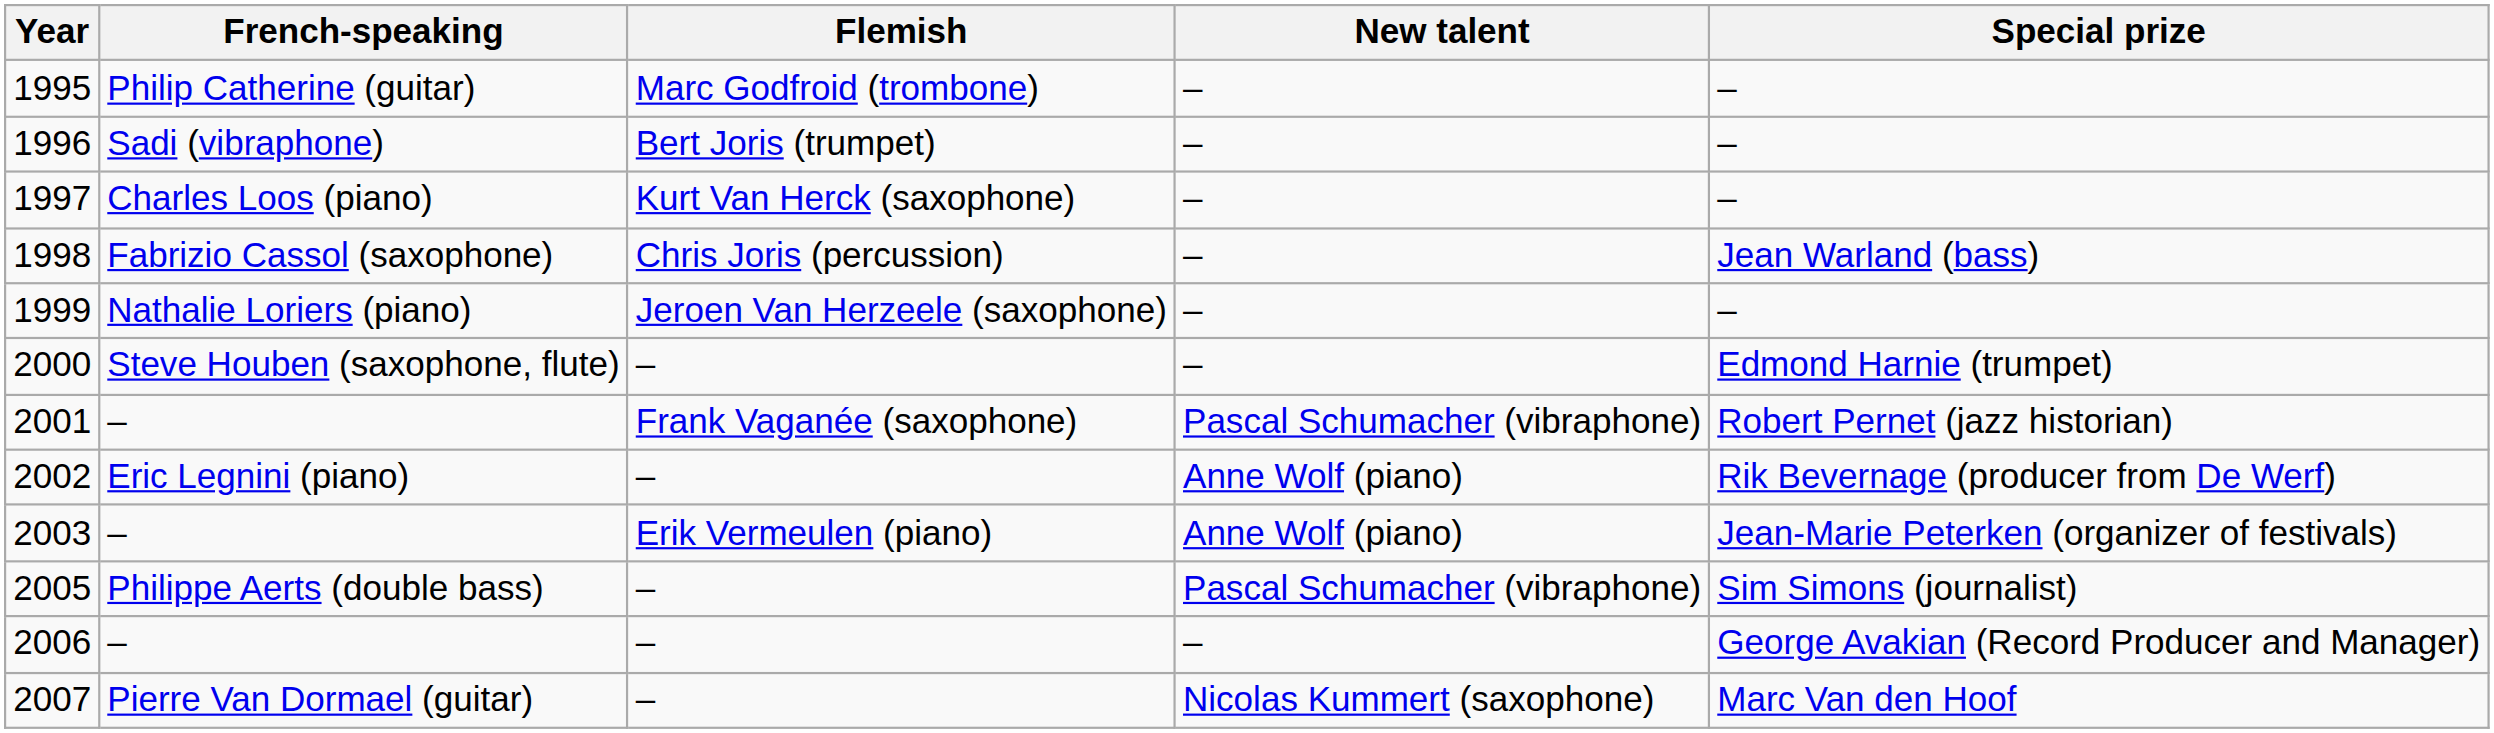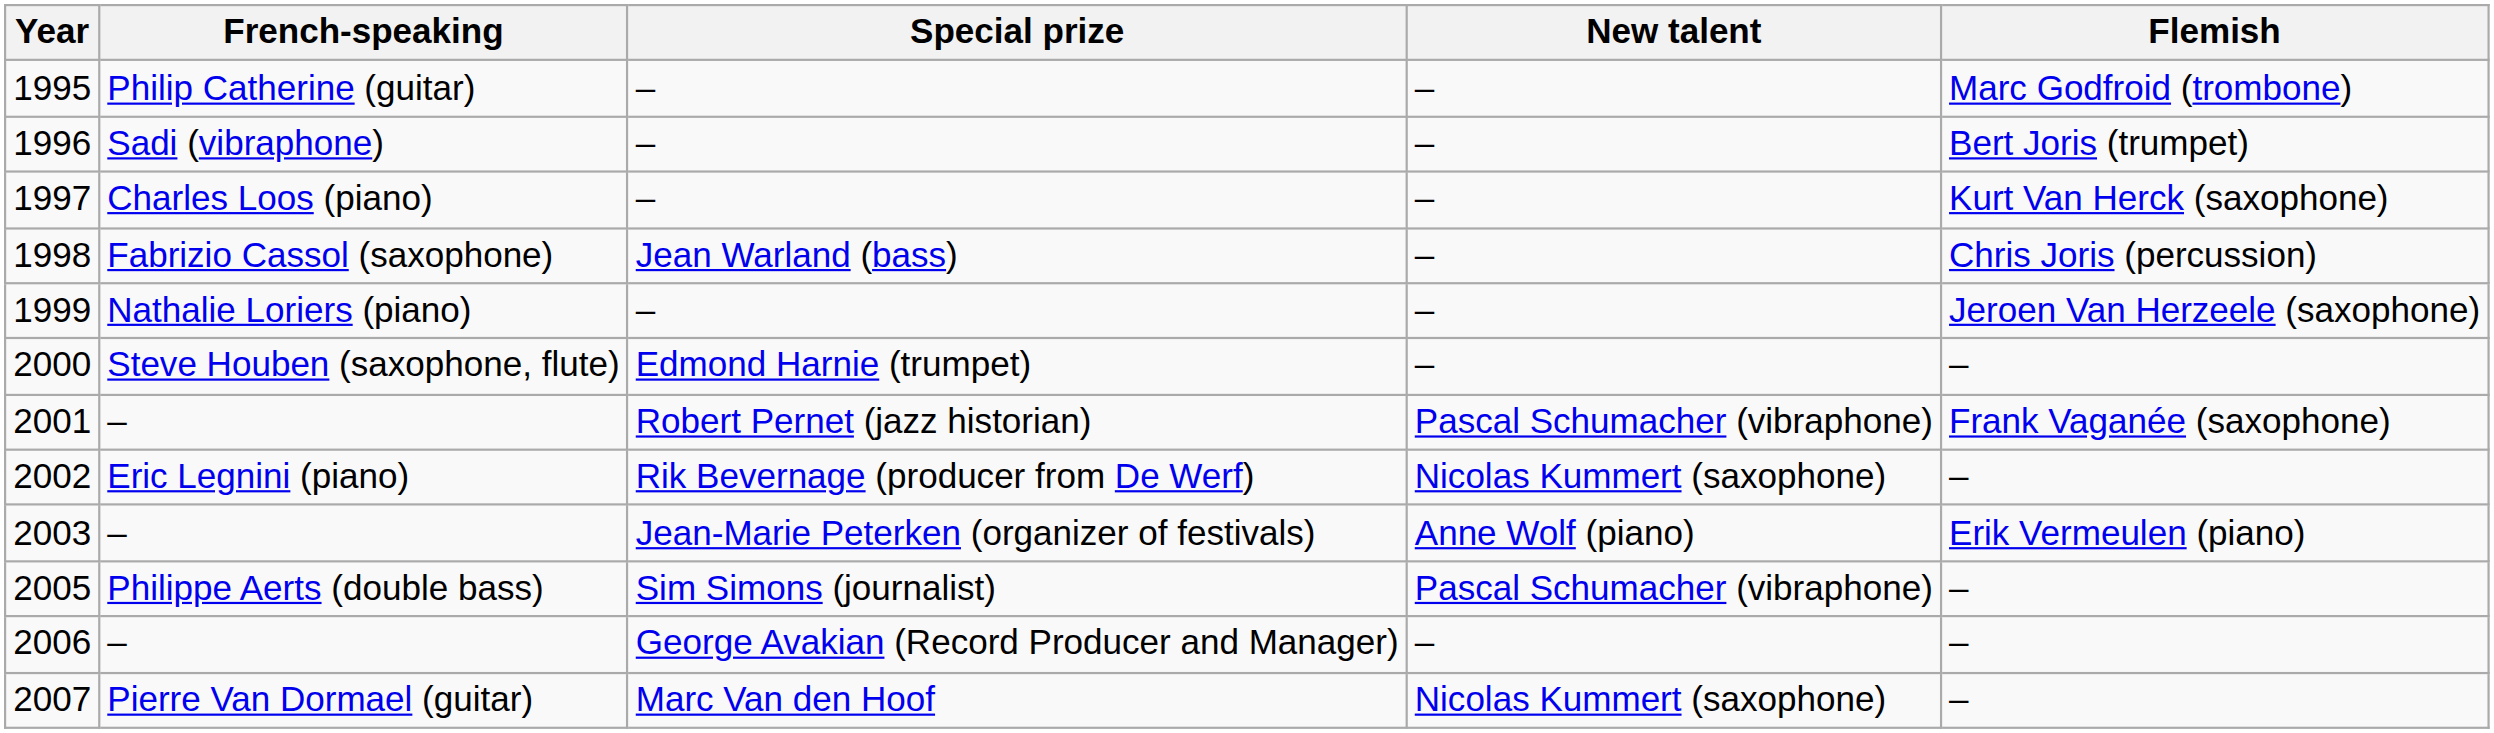columns swapped: (901, 32) <-> (2099, 32)
(1323, 476) Anne Wolf (piano) -> (1650, 476) Nicolas Kummert (saxophone)
